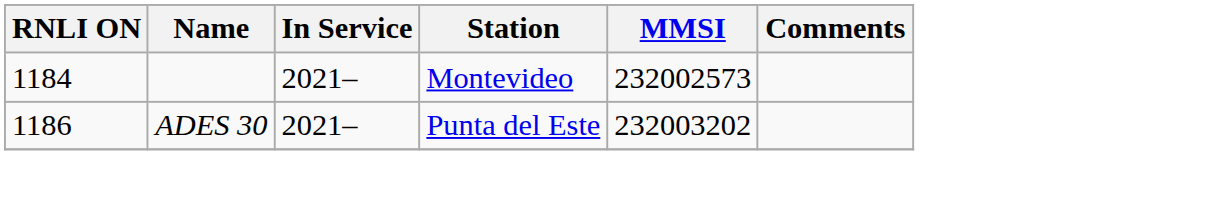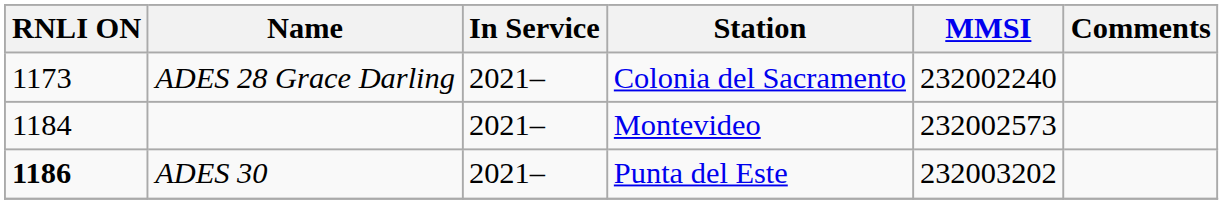+ row: (305, 76)
(42, 125) normal -> (42, 173) bold
